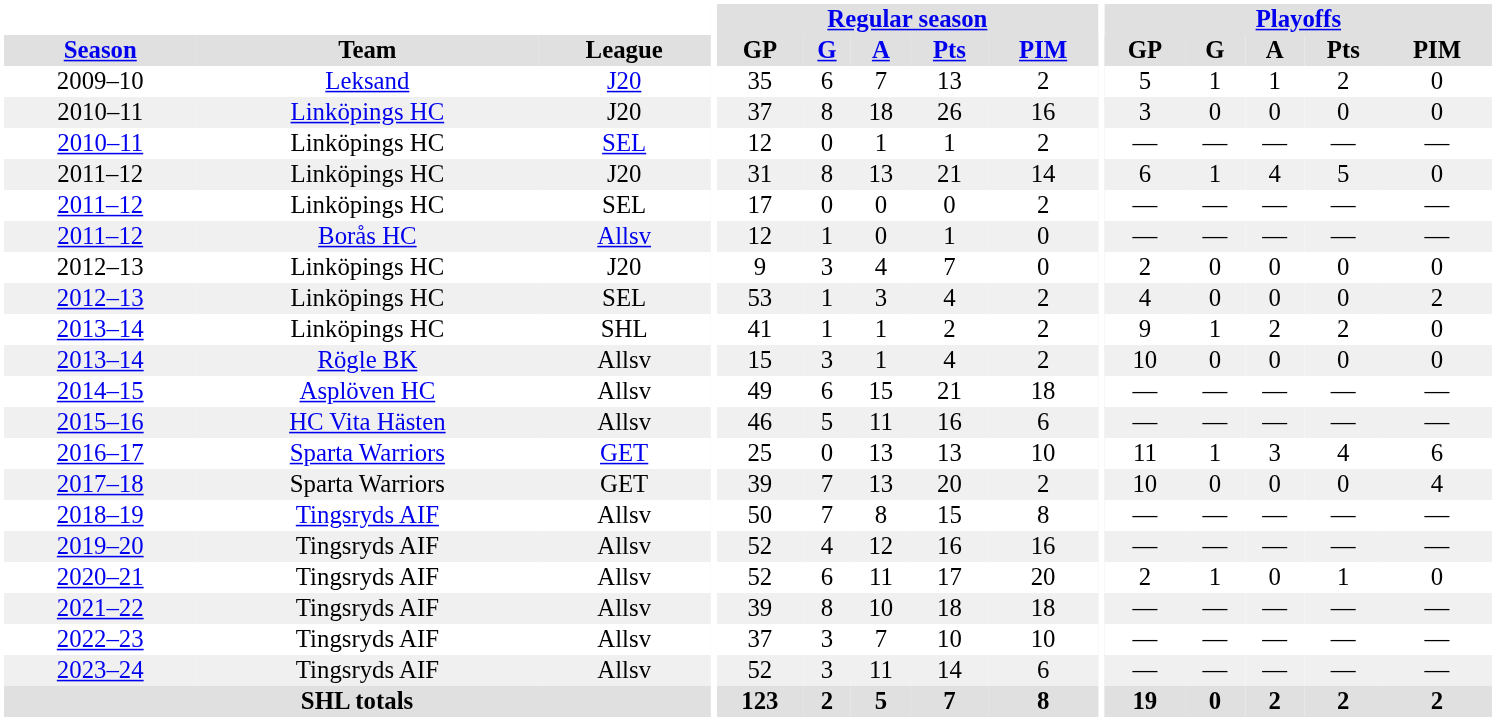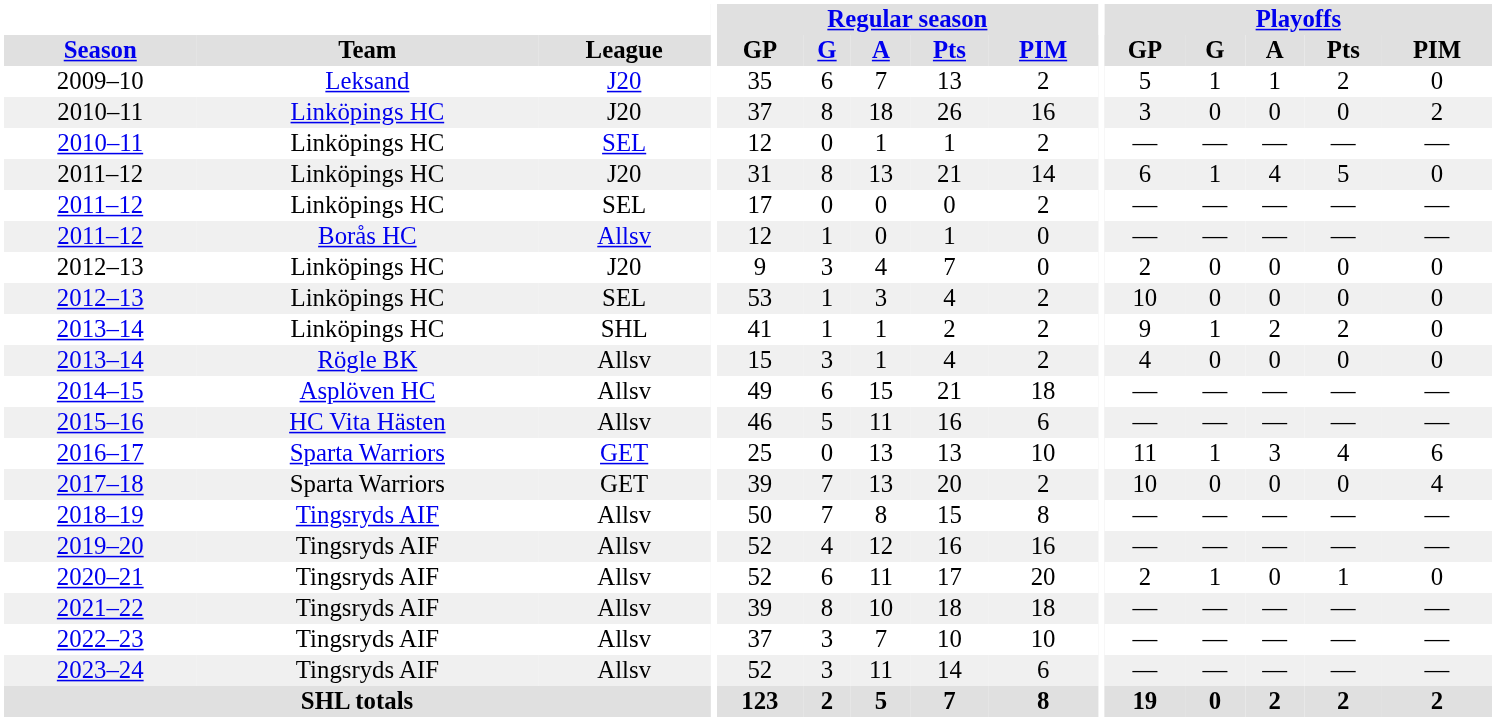(1437, 112) 0 -> (1437, 112) 2
(1145, 298) 4 -> (1145, 298) 10
(1437, 298) 2 -> (1437, 298) 0
(1145, 360) 10 -> (1145, 360) 4
